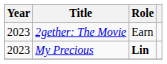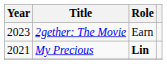(19, 50) 2023 -> (19, 50) 2021
